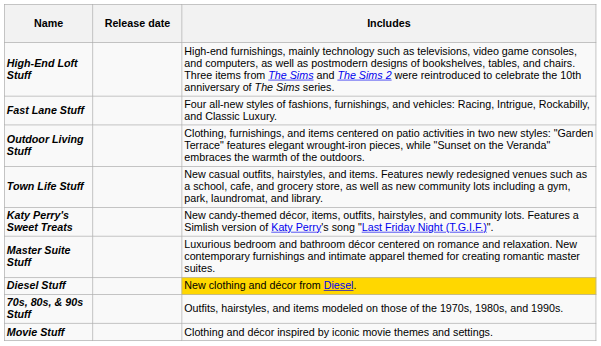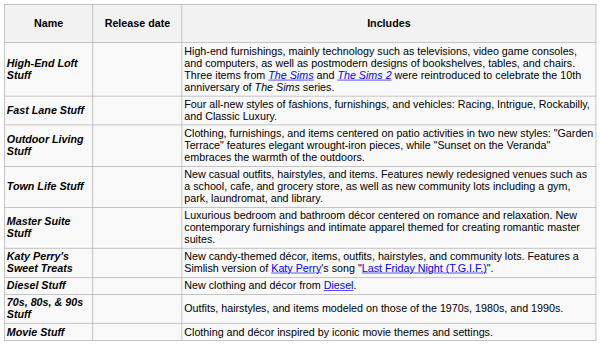rows swapped: (39, 257) <-> (40, 221)
(270, 286) gold background -> (270, 286) no background
